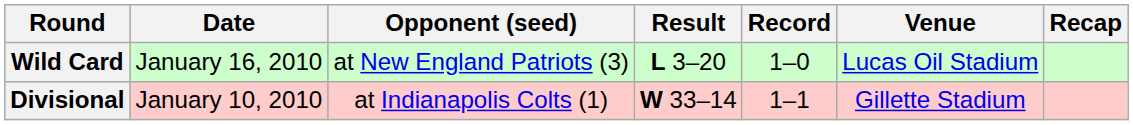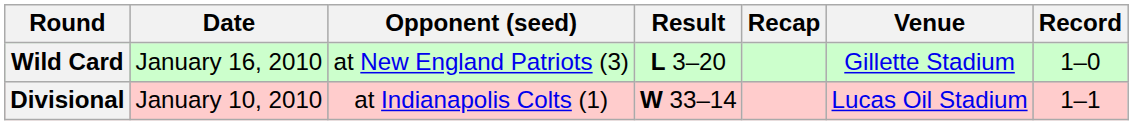columns swapped: (789, 23) <-> (1086, 23)
(940, 61) Lucas Oil Stadium -> (930, 61) Gillette Stadium
(940, 100) Gillette Stadium -> (930, 100) Lucas Oil Stadium
